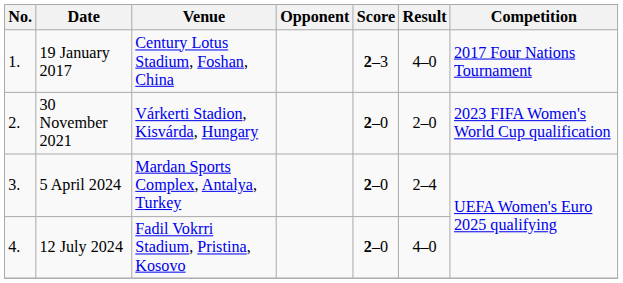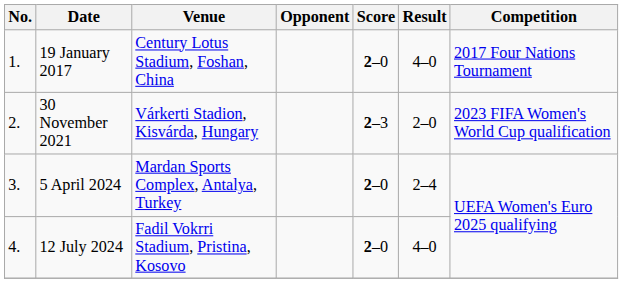(376, 61) 2–3 -> (376, 61) 2–0
(376, 123) 2–0 -> (376, 123) 2–3
